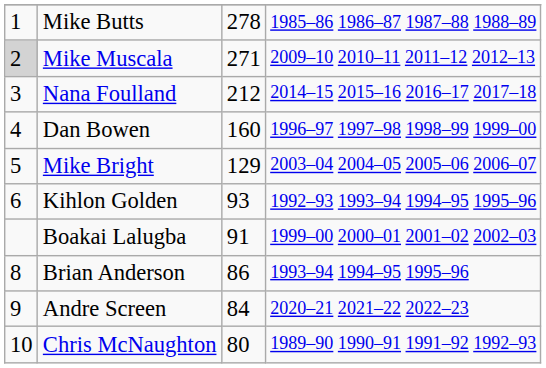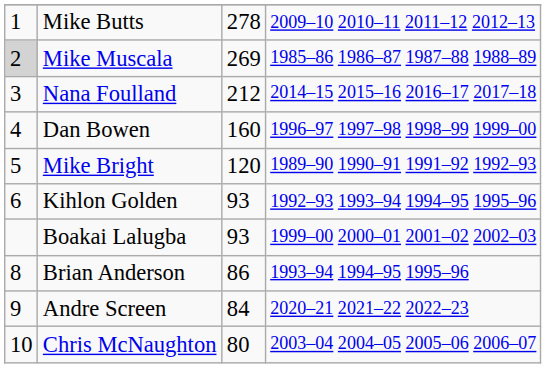(403, 22) 1985–86 1986–87 1987–88 1988–89 -> (403, 22) 2009–10 2010–11 2011–12 2012–13
(244, 58) 271 -> (244, 58) 269
(403, 58) 2009–10 2010–11 2011–12 2012–13 -> (403, 58) 1985–86 1986–87 1987–88 1988–89
(244, 165) 129 -> (244, 165) 120
(403, 165) 2003–04 2004–05 2005–06 2006–07 -> (403, 165) 1989–90 1990–91 1991–92 1992–93
(238, 237) 91 -> (238, 237) 93
(403, 344) 1989–90 1990–91 1991–92 1992–93 -> (403, 344) 2003–04 2004–05 2005–06 2006–07
